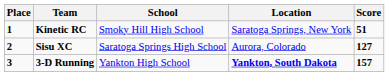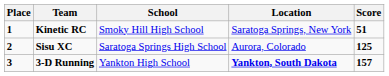(364, 46) 127 -> (364, 46) 125
